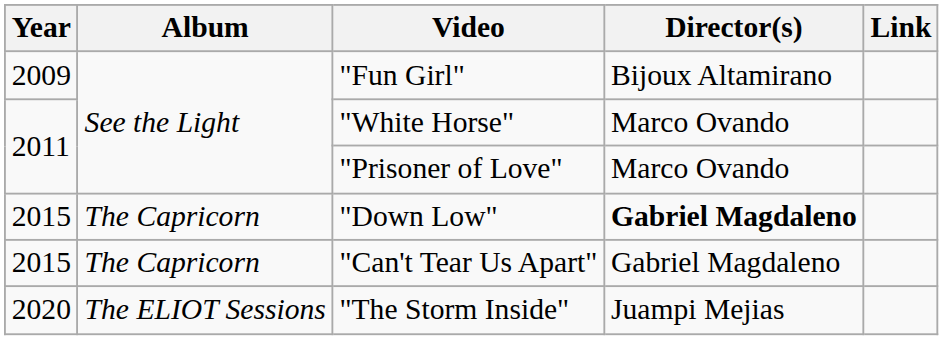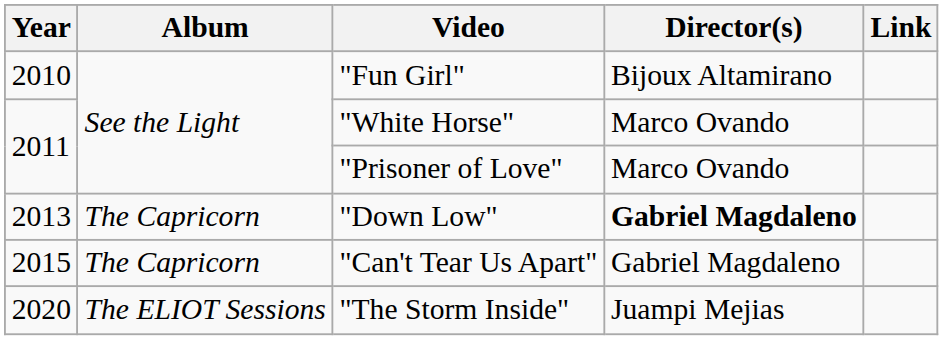(41, 74) 2009 -> (41, 74) 2010
(41, 215) 2015 -> (41, 215) 2013
